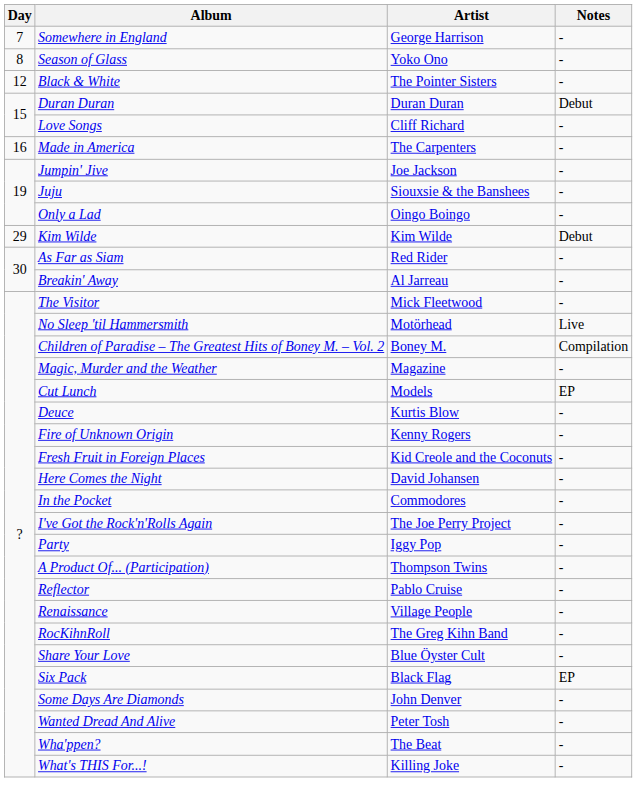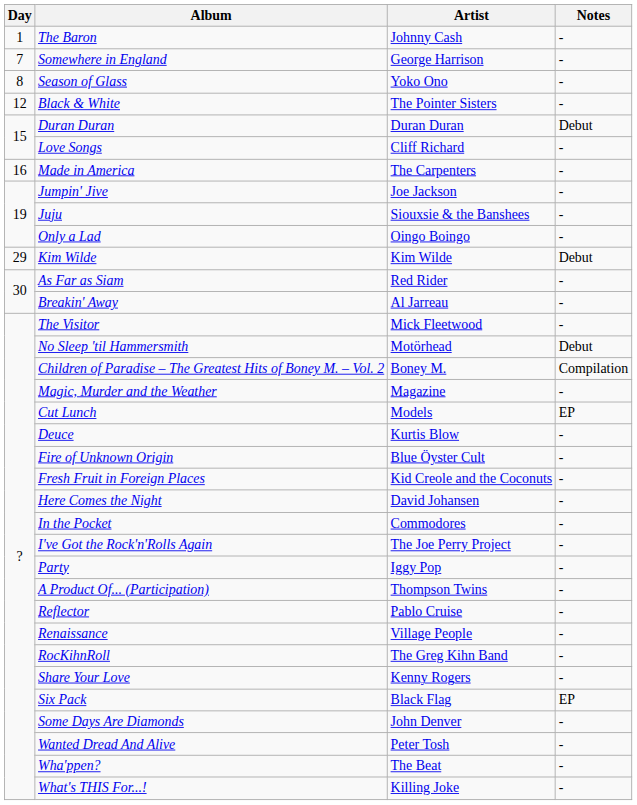+ row: (67, 37)
(571, 324) Live -> (576, 346) Debut
(431, 434) Kenny Rogers -> (438, 457) Blue Öyster Cult
(438, 655) Blue Öyster Cult -> (431, 677) Kenny Rogers
